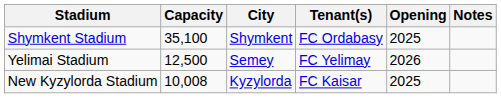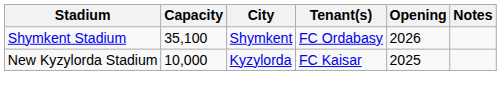(405, 38) 2025 -> (405, 38) 2026
- row: (58, 60)
(186, 82) 10,008 -> (186, 60) 10,000
